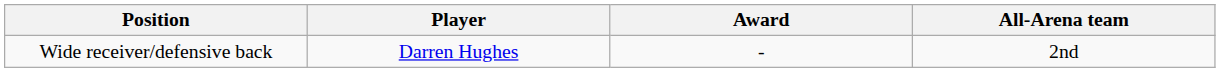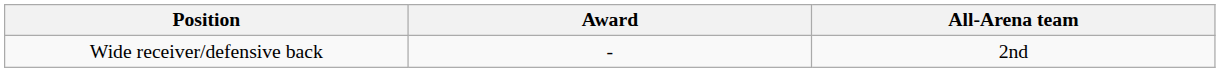- column: (459, 20)
